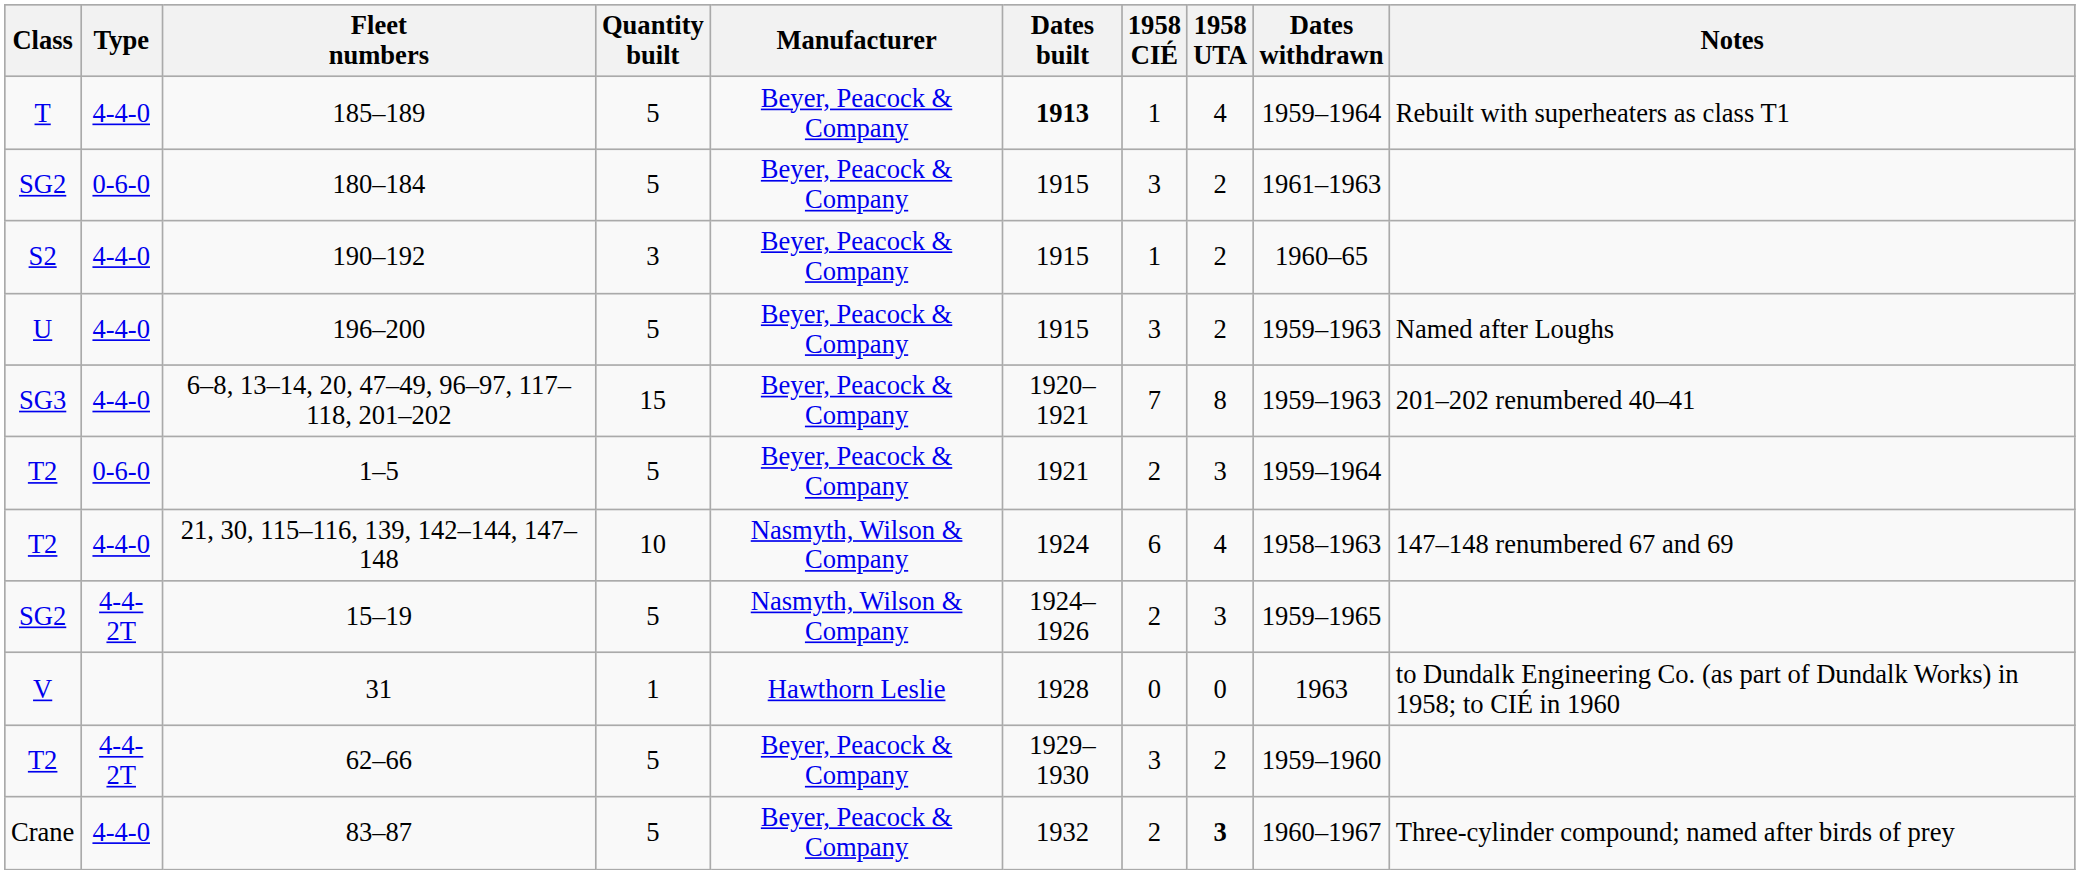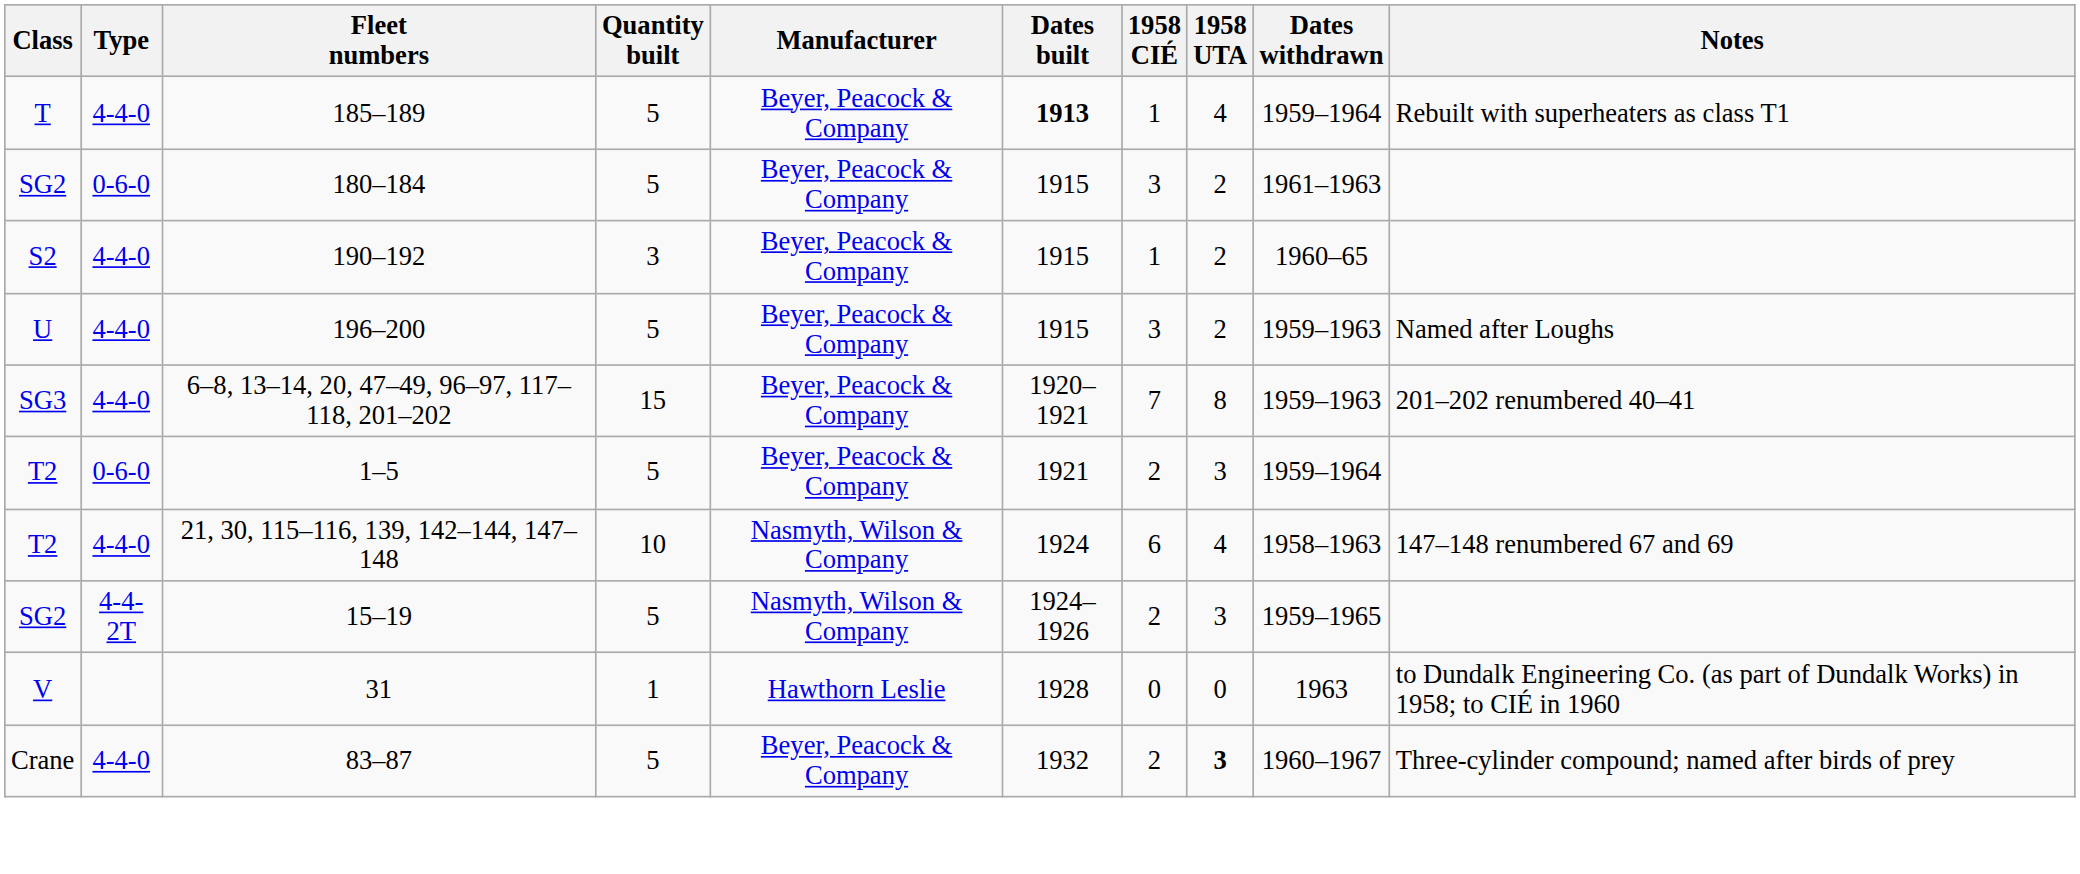- row: (379, 760)
